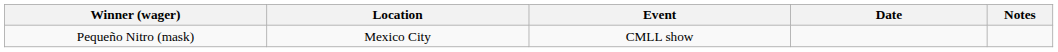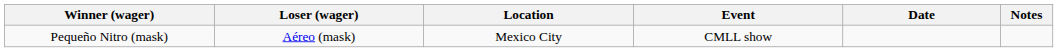+ column: (319, 15)
